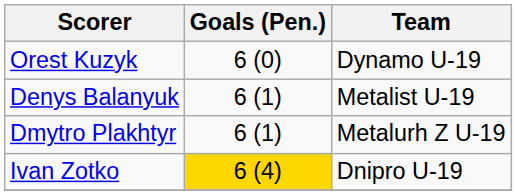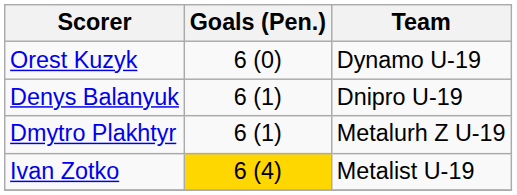(406, 97) Metalist U-19 -> (400, 97) Dnipro U-19
(400, 171) Dnipro U-19 -> (406, 171) Metalist U-19
